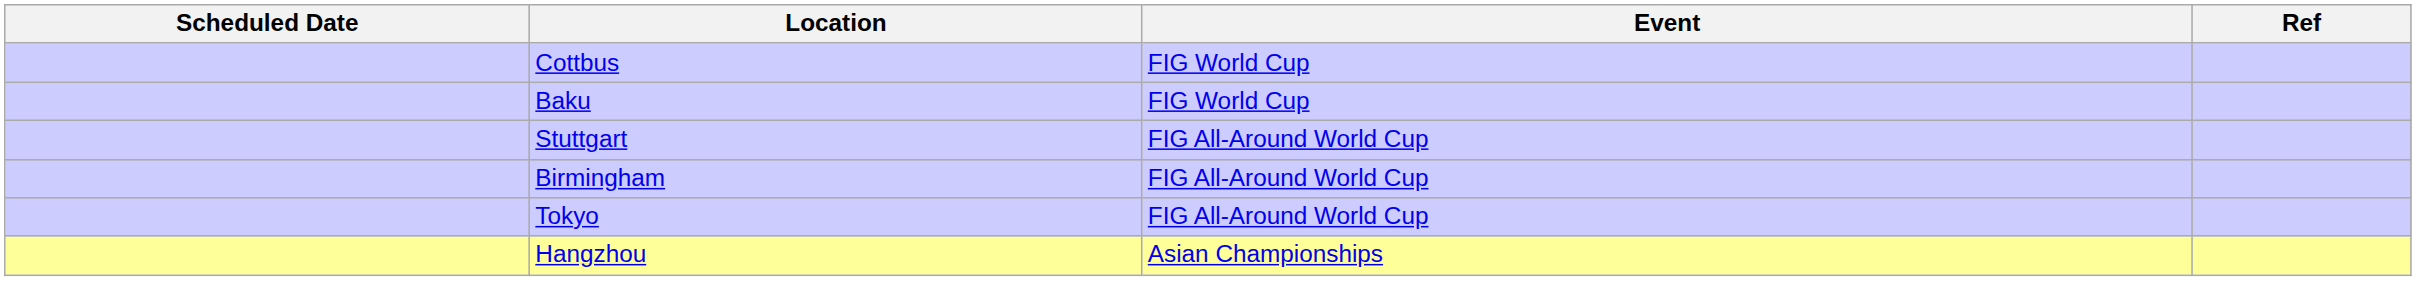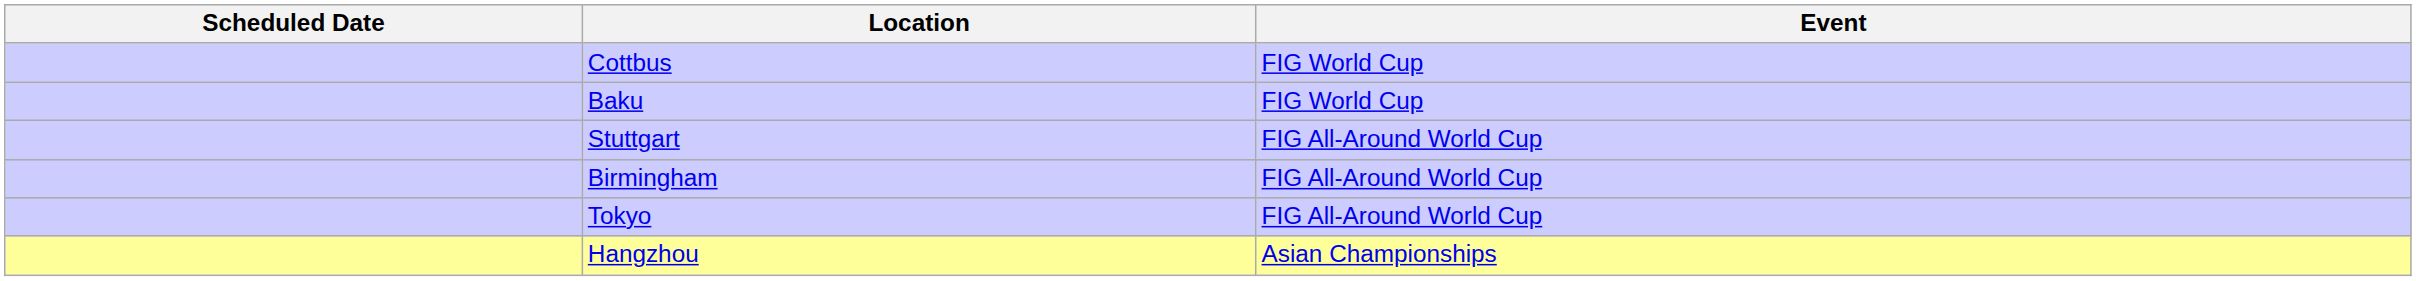- column: (2302, 23)
